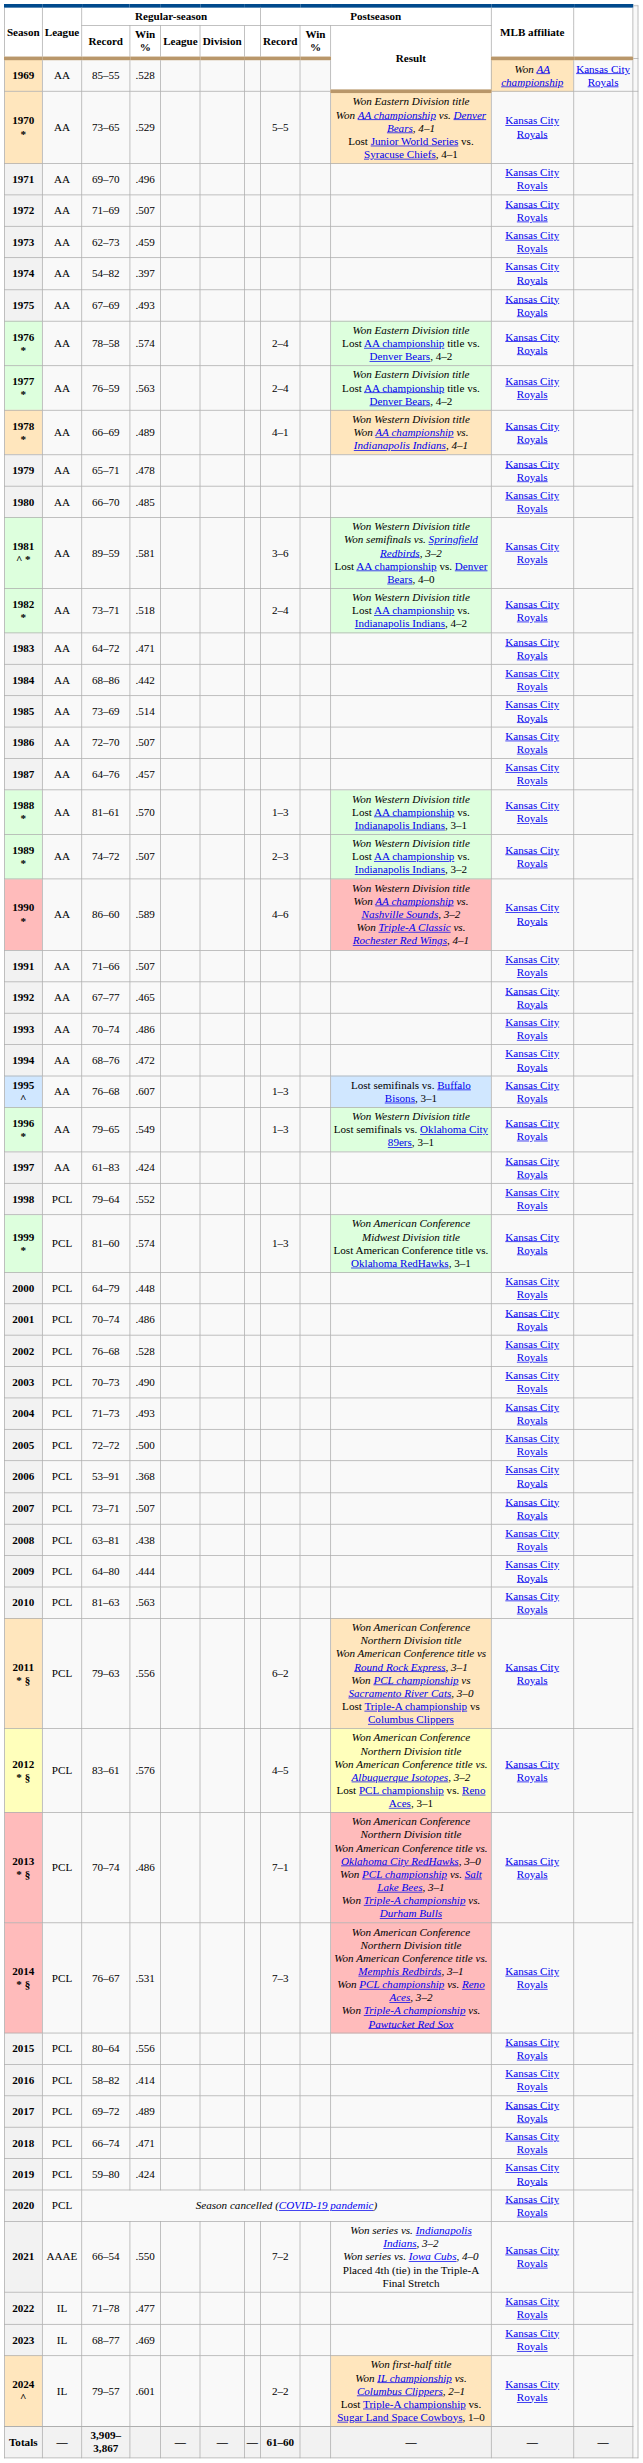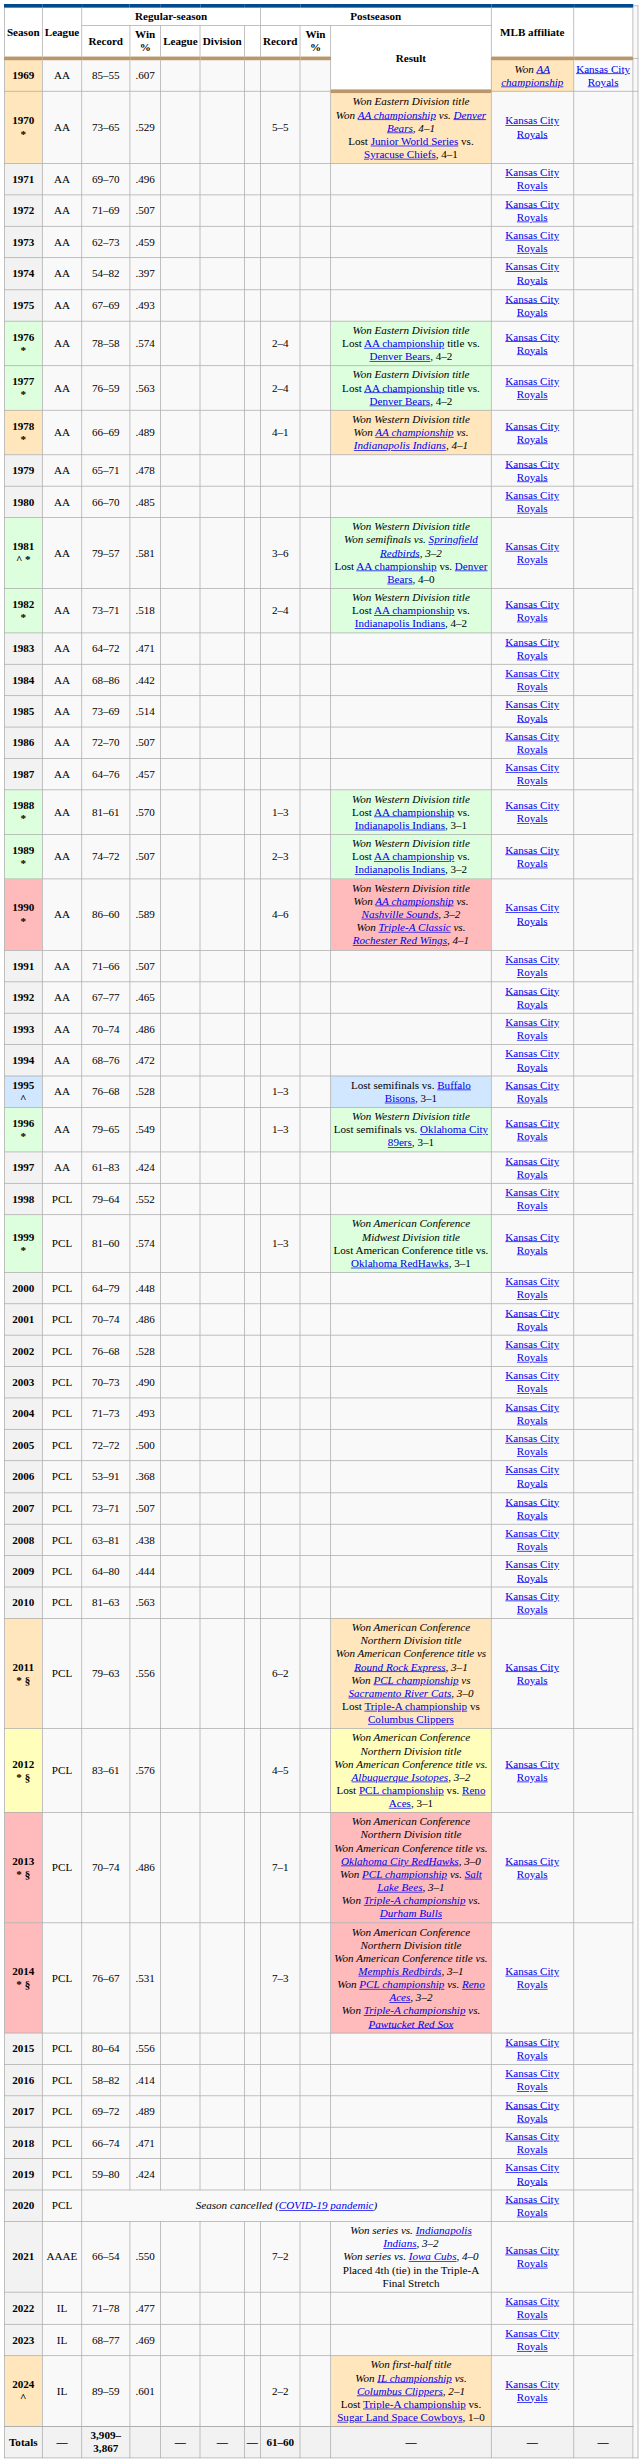(145, 75) .528 -> (145, 75) .607
(106, 553) 89–59 -> (106, 553) 79–57
(145, 1091) .607 -> (145, 1091) .528
(106, 2391) 79–57 -> (106, 2391) 89–59
